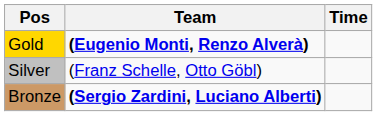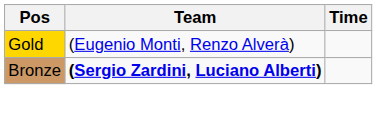(189, 44) bold -> (182, 44) normal
- row: (29, 70)
